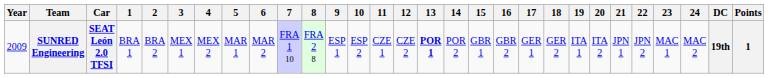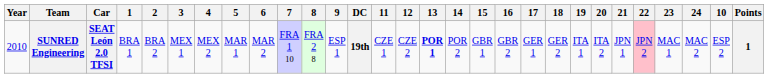columns swapped: (359, 12) <-> (720, 12)
(17, 46) 2009 -> (17, 46) 2010
(642, 46) no background -> (644, 46) pink background
